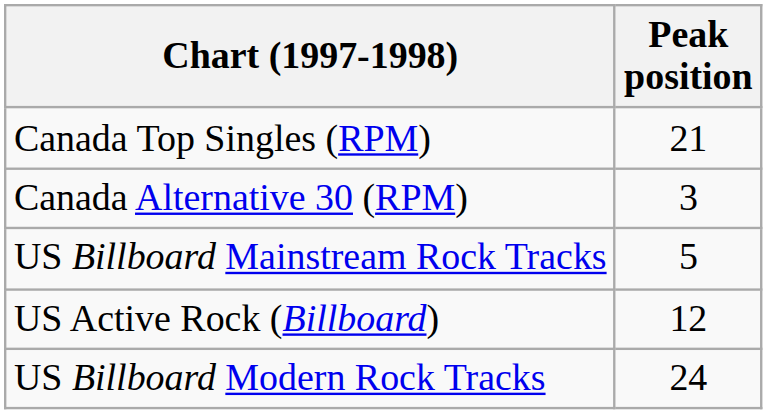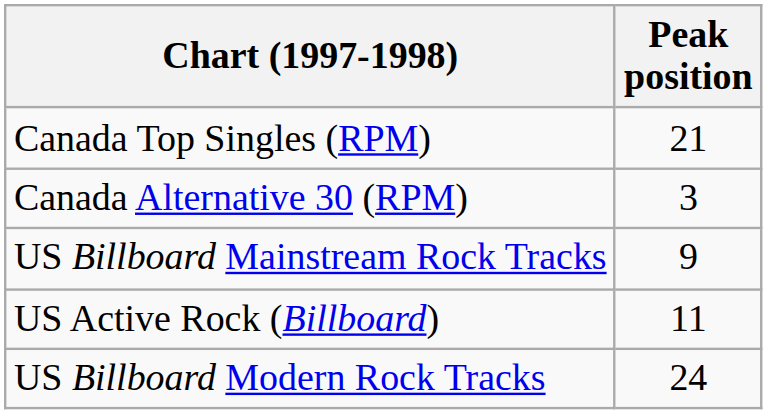(688, 257) 5 -> (688, 257) 9
(688, 317) 12 -> (688, 317) 11
